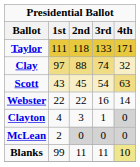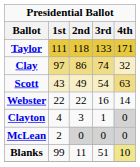(81, 65) 88 -> (81, 65) 86
(81, 83) 45 -> (81, 83) 49
(103, 153) 11 -> (103, 153) 51
